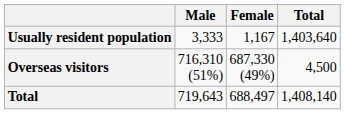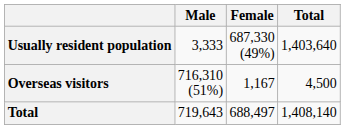(259, 37) 1,167 -> (252, 45) 687,330 (49%)
(252, 67) 687,330 (49%) -> (259, 83) 1,167
